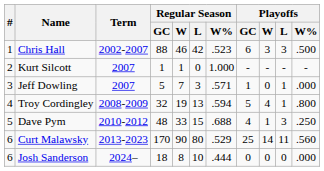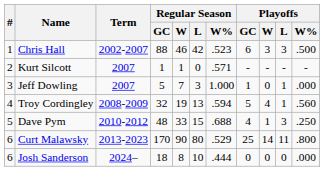(221, 67) 1.000 -> (221, 67) .571
(221, 85) .571 -> (221, 85) 1.000
(306, 103) .800 -> (306, 103) .560
(306, 139) .560 -> (306, 139) .800
